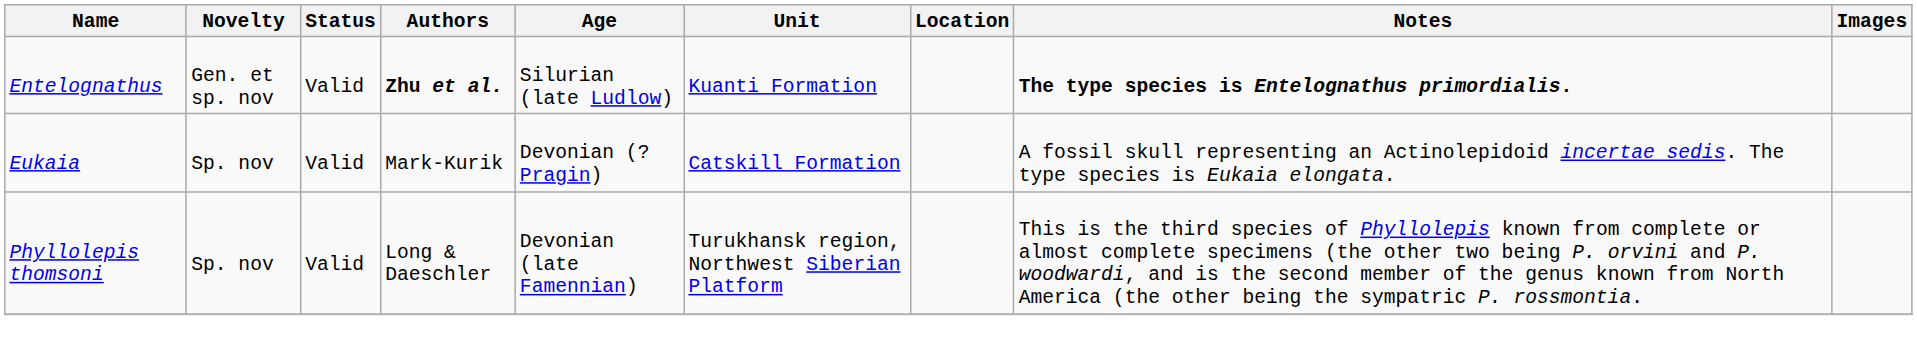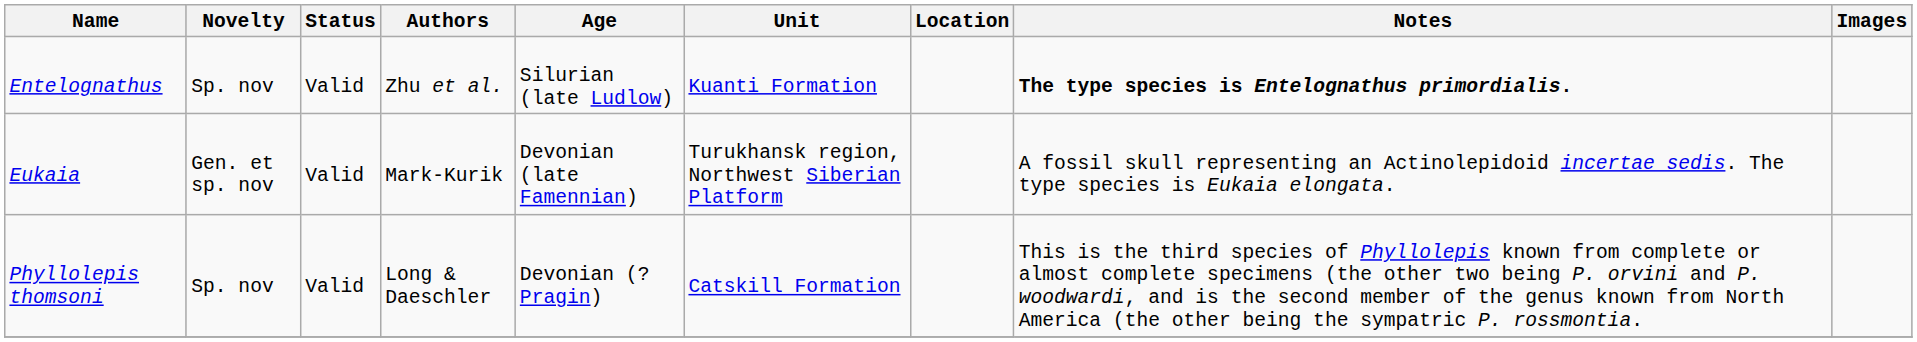(232, 87) Gen. et sp. nov -> (232, 87) Sp. nov
(444, 87) bold -> (444, 87) normal
(232, 164) Sp. nov -> (232, 175) Gen. et sp. nov
(585, 164) Devonian (?Pragin) -> (579, 175) Devonian (late Famennian)
(794, 164) Catskill Formation -> (794, 175) Turukhansk region, Northwest Siberian Platform
(579, 264) Devonian (late Famennian) -> (585, 287) Devonian (?Pragin)
(794, 264) Turukhansk region, Northwest Siberian Platform -> (794, 287) Catskill Formation
